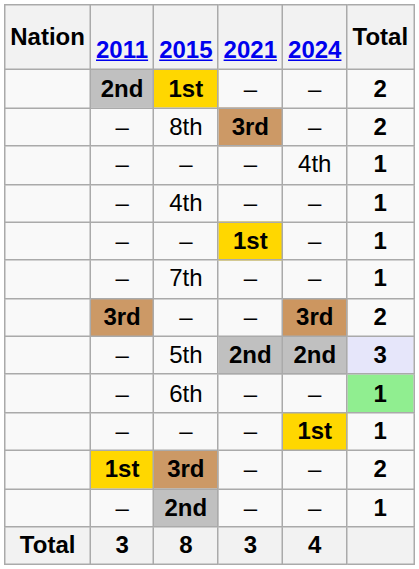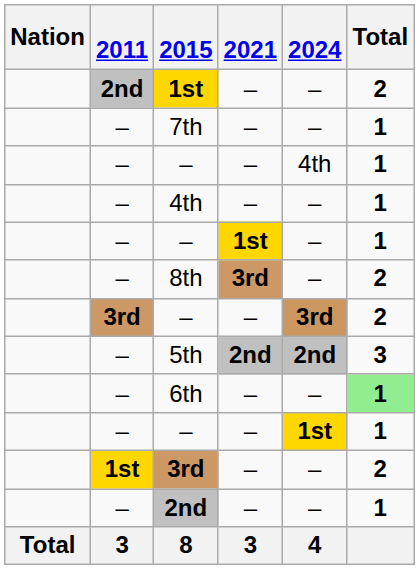rows swapped: (122, 126) <-> (122, 278)
(380, 355) lavender background -> (380, 355) no background
